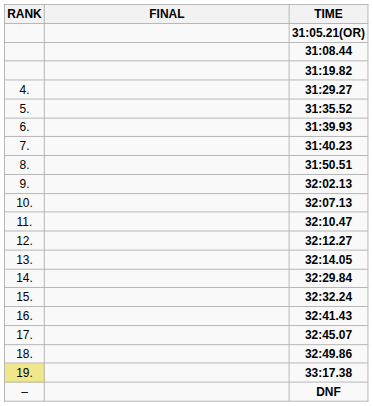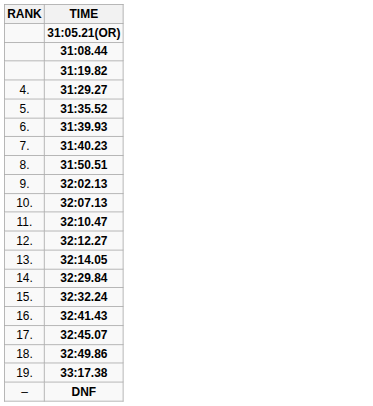- column: (167, 14)
(24, 373) khaki background -> (24, 373) no background
